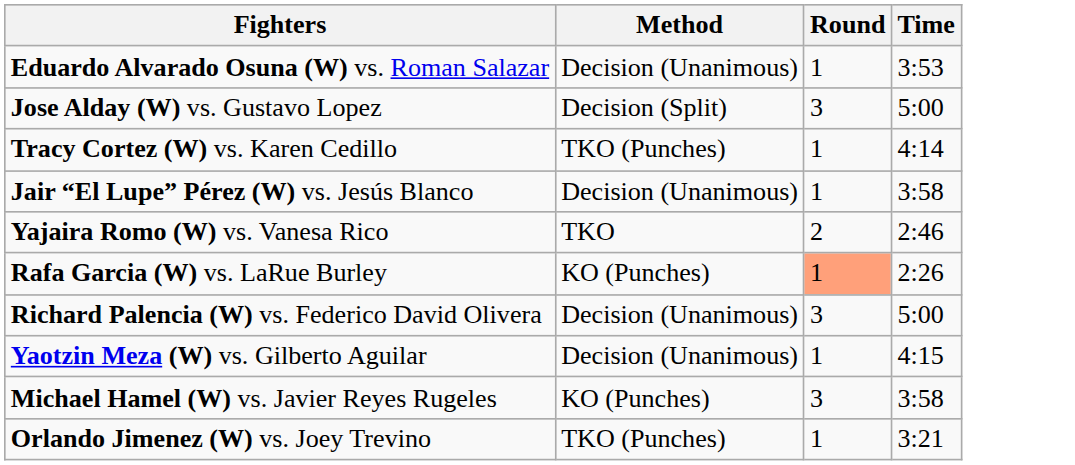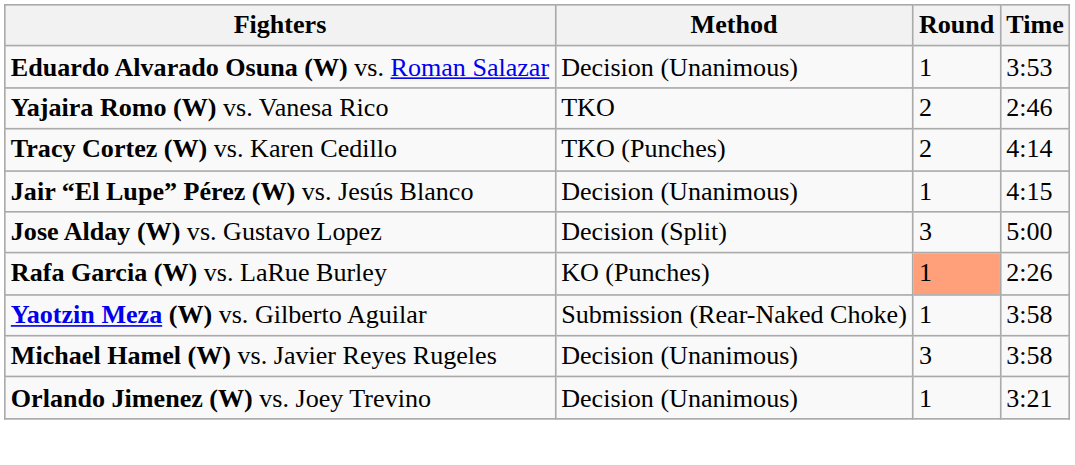rows swapped: (196, 107) <-> (200, 231)
(817, 149) 1 -> (925, 149) 2
(921, 190) 3:58 -> (1029, 190) 4:15
- row: (276, 314)
(680, 356) Decision (Unanimous) -> (734, 314) Submission (Rear-Naked Choke)
(921, 356) 4:15 -> (1029, 314) 3:58
(635, 397) KO (Punches) -> (680, 356) Decision (Unanimous)
(643, 438) TKO (Punches) -> (680, 397) Decision (Unanimous)
